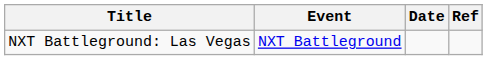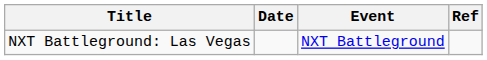columns swapped: (330, 17) <-> (427, 17)
